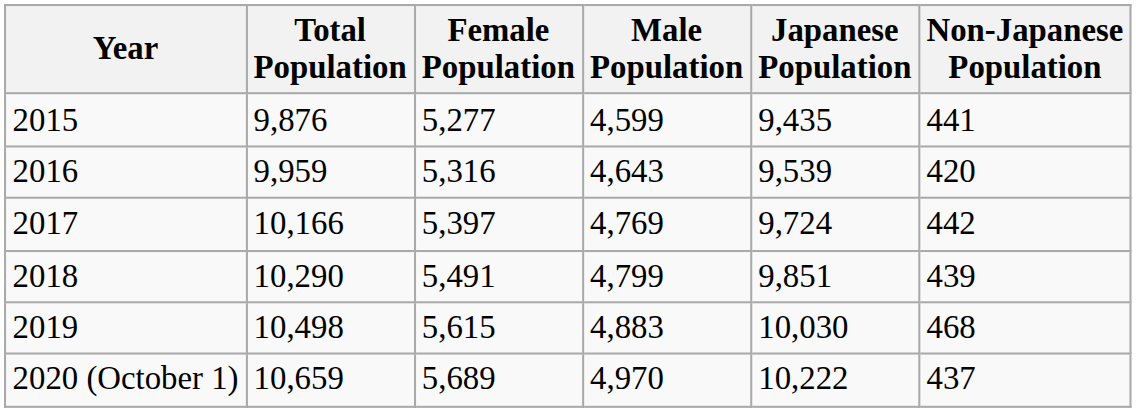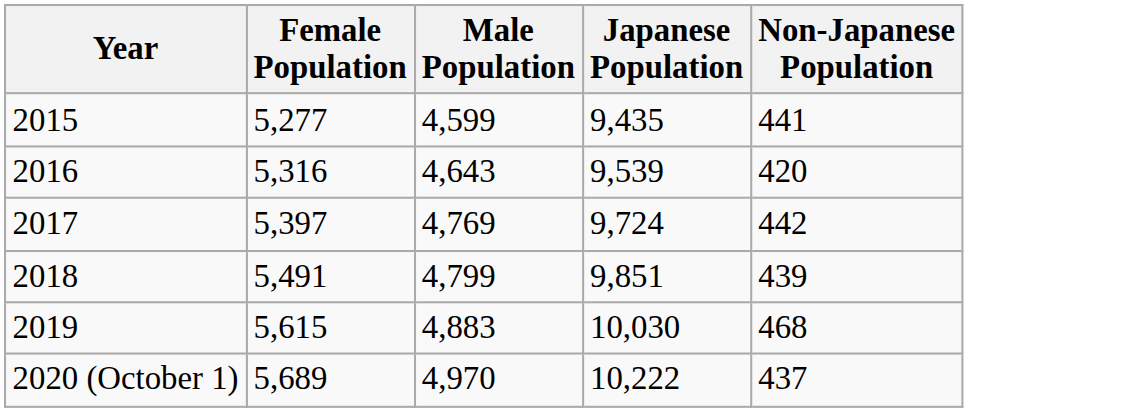- column: (330, 48)
